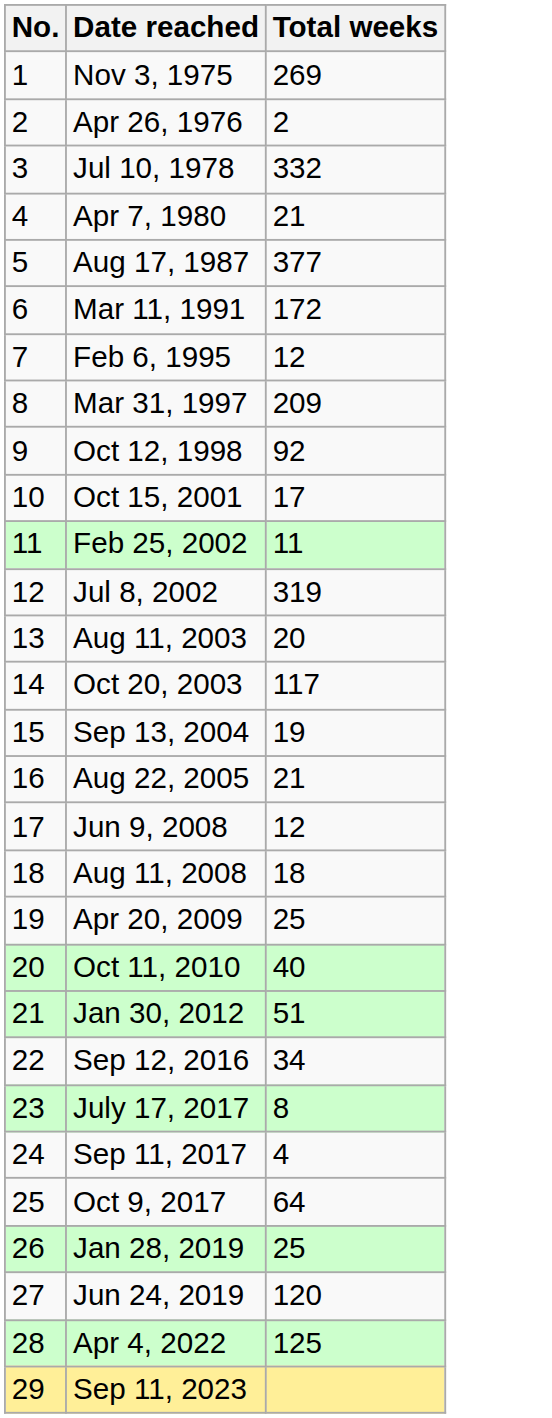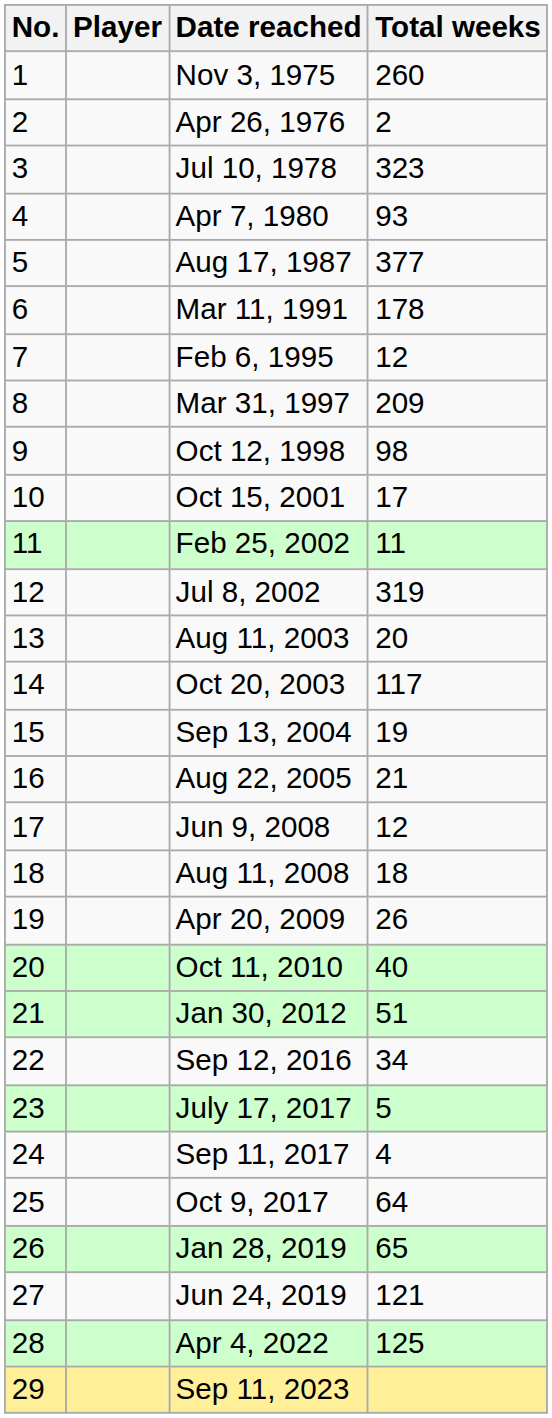+ column: (118, 27)
(297, 74) 269 -> (400, 74) 260
(297, 168) 332 -> (400, 168) 323
(289, 215) 21 -> (392, 215) 93
(297, 309) 172 -> (400, 309) 178
(289, 450) 92 -> (392, 450) 98
(289, 919) 25 -> (392, 919) 26
(281, 1107) 8 -> (383, 1107) 5
(289, 1248) 25 -> (392, 1248) 65
(297, 1295) 120 -> (400, 1295) 121
